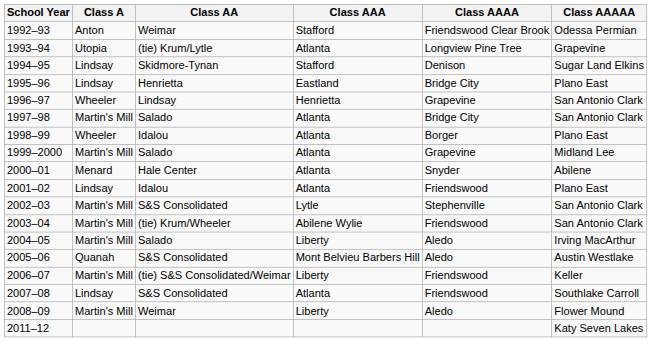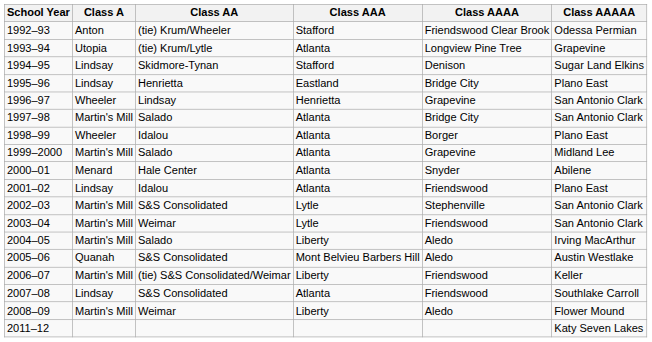(157, 30) Weimar -> (184, 30) (tie) Krum/Wheeler
(184, 223) (tie) Krum/Wheeler -> (157, 223) Weimar
(329, 223) Abilene Wylie -> (307, 223) Lytle
